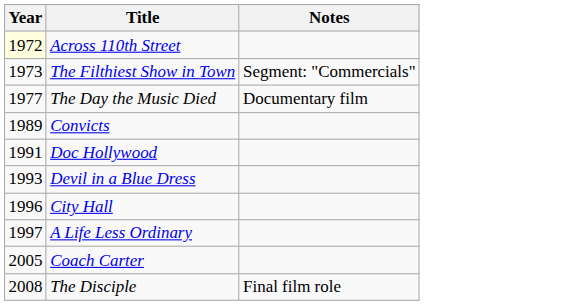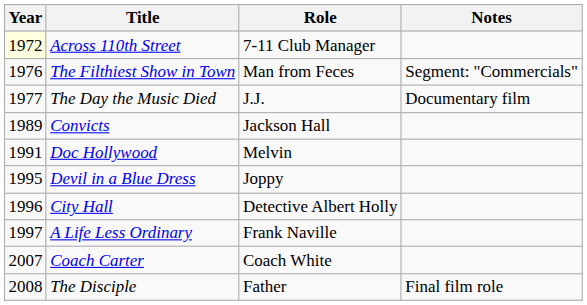+ column: (320, 17)
(25, 71) 1973 -> (25, 71) 1976
(25, 179) 1993 -> (25, 179) 1995
(25, 260) 2005 -> (25, 260) 2007
